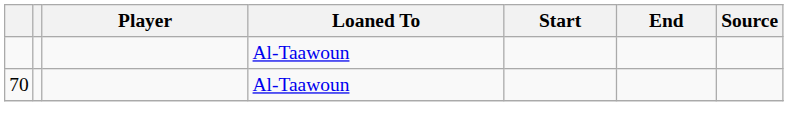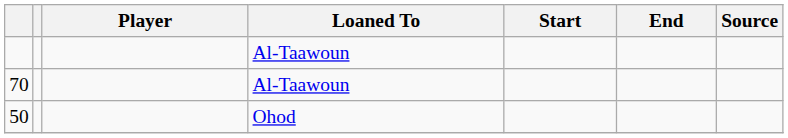+ row: (19, 116)
